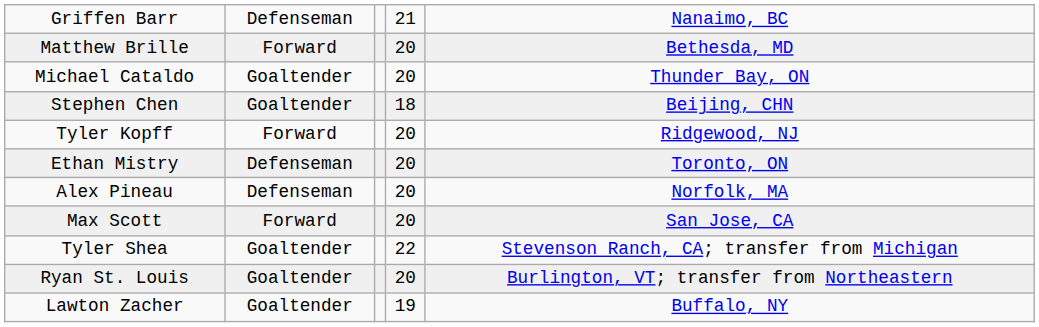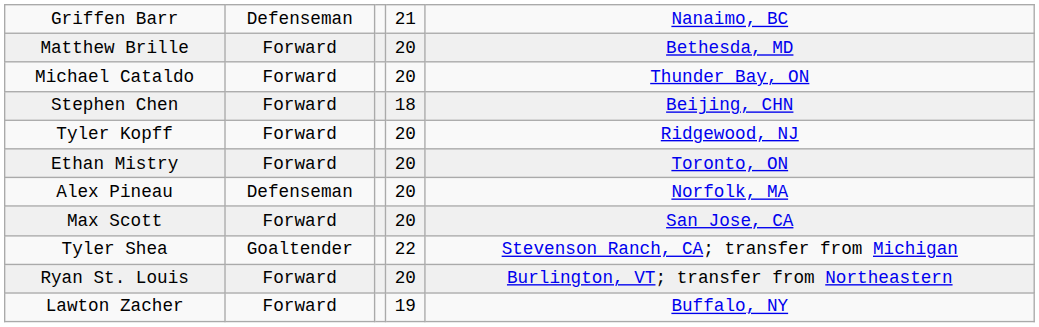(300, 77) Goaltender -> (300, 77) Forward
(300, 106) Goaltender -> (300, 106) Forward
(300, 163) Defenseman -> (300, 163) Forward
(300, 278) Goaltender -> (300, 278) Forward
(300, 307) Goaltender -> (300, 307) Forward
